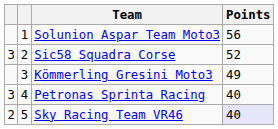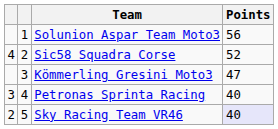(11, 55) 3 -> (11, 55) 4
(233, 75) 49 -> (233, 75) 47
